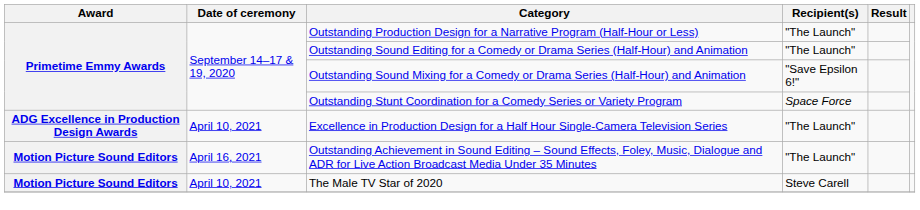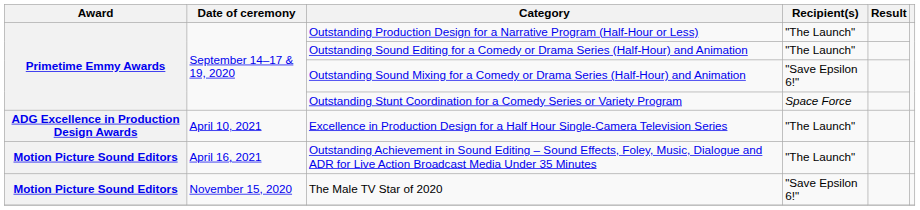(226, 182) April 10, 2021 -> (241, 189) November 15, 2020
(817, 182) Steve Carell -> (821, 189) "Save Epsilon 6!"
